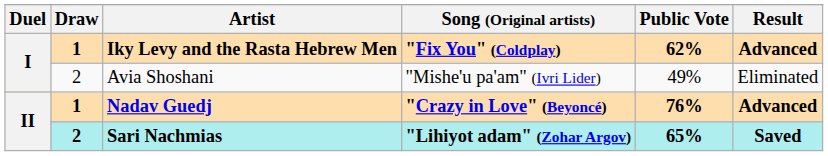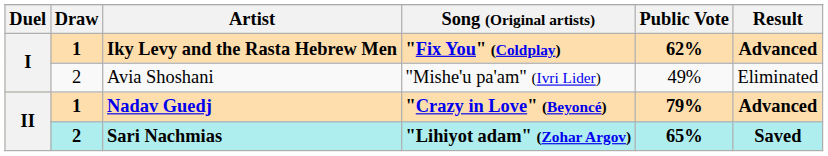(684, 106) 76% -> (684, 106) 79%
